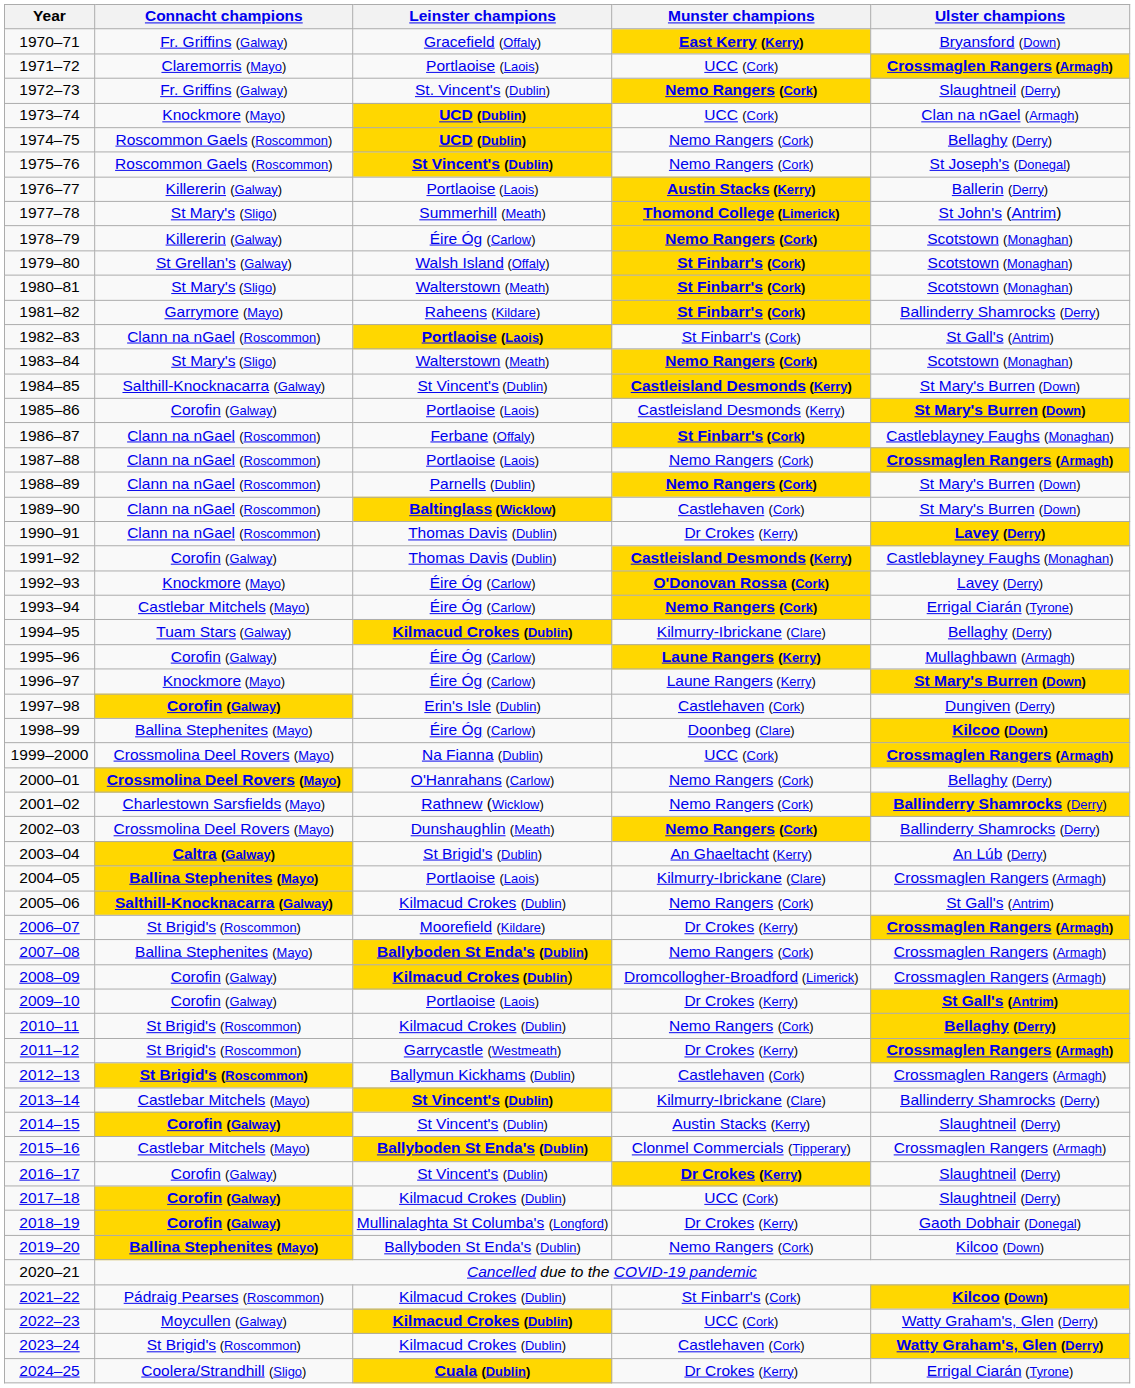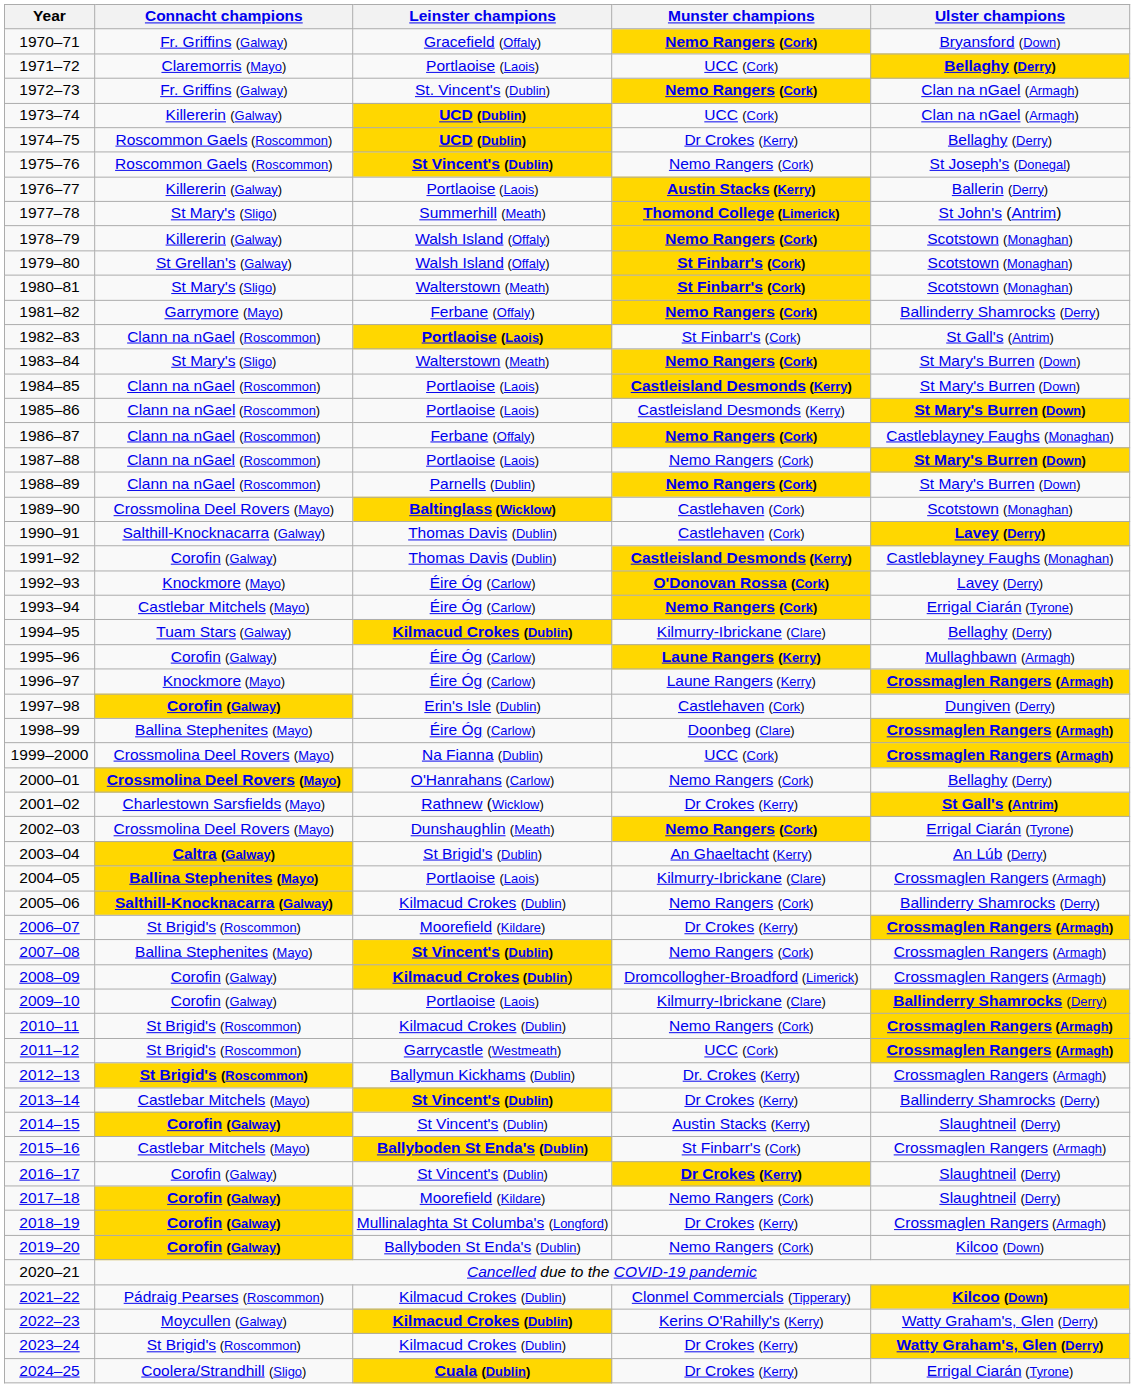(741, 41) East Kerry (Kerry) -> (741, 41) Nemo Rangers (Cork)
(1000, 66) Crossmaglen Rangers (Armagh) -> (1000, 66) Bellaghy (Derry)
(1000, 90) Slaughtneil (Derry) -> (1000, 90) Clan na nGael (Armagh)
(224, 115) Knockmore (Mayo) -> (224, 115) Killererin (Galway)
(741, 139) Nemo Rangers (Cork) -> (741, 139) Dr Crokes (Kerry)
(483, 238) Éire Óg (Carlow) -> (483, 238) Walsh Island (Offaly)
(483, 312) Raheens (Kildare) -> (483, 312) Ferbane (Offaly)
(741, 312) St Finbarr's (Cork) -> (741, 312) Nemo Rangers (Cork)
(1000, 361) Scotstown (Monaghan) -> (1000, 361) St Mary's Burren (Down)
(224, 386) Salthill-Knocknacarra (Galway) -> (224, 386) Clann na nGael (Roscommon)
(483, 386) St Vincent's (Dublin) -> (483, 386) Portlaoise (Laois)
(224, 410) Corofin (Galway) -> (224, 410) Clann na nGael (Roscommon)
(741, 435) St Finbarr's (Cork) -> (741, 435) Nemo Rangers (Cork)
(1000, 459) Crossmaglen Rangers (Armagh) -> (1000, 459) St Mary's Burren (Down)
(224, 509) Clann na nGael (Roscommon) -> (224, 509) Crossmolina Deel Rovers (Mayo)
(1000, 509) St Mary's Burren (Down) -> (1000, 509) Scotstown (Monaghan)
(224, 533) Clann na nGael (Roscommon) -> (224, 533) Salthill-Knocknacarra (Galway)
(741, 533) Dr Crokes (Kerry) -> (741, 533) Castlehaven (Cork)
(1000, 681) St Mary's Burren (Down) -> (1000, 681) Crossmaglen Rangers (Armagh)
(1000, 730) Kilcoo (Down) -> (1000, 730) Crossmaglen Rangers (Armagh)
(741, 804) Nemo Rangers (Cork) -> (741, 804) Dr Crokes (Kerry)
(1000, 804) Ballinderry Shamrocks (Derry) -> (1000, 804) St Gall's (Antrim)
(1000, 829) Ballinderry Shamrocks (Derry) -> (1000, 829) Errigal Ciarán (Tyrone)
(1000, 902) St Gall's (Antrim) -> (1000, 902) Ballinderry Shamrocks (Derry)
(483, 952) Ballyboden St Enda's (Dublin) -> (483, 952) St Vincent's (Dublin)
(741, 1001) Dr Crokes (Kerry) -> (741, 1001) Kilmurry-Ibrickane (Clare)
(1000, 1001) St Gall's (Antrim) -> (1000, 1001) Ballinderry Shamrocks (Derry)
(1000, 1025) Bellaghy (Derry) -> (1000, 1025) Crossmaglen Rangers (Armagh)
(741, 1050) Dr Crokes (Kerry) -> (741, 1050) UCC (Cork)
(741, 1075) Castlehaven (Cork) -> (741, 1075) Dr. Crokes (Kerry)
(741, 1099) Kilmurry-Ibrickane (Clare) -> (741, 1099) Dr Crokes (Kerry)
(741, 1149) Clonmel Commercials (Tipperary) -> (741, 1149) St Finbarr's (Cork)
(483, 1198) Kilmacud Crokes (Dublin) -> (483, 1198) Moorefield (Kildare)
(741, 1198) UCC (Cork) -> (741, 1198) Nemo Rangers (Cork)
(1000, 1222) Gaoth Dobhair (Donegal) -> (1000, 1222) Crossmaglen Rangers (Armagh)
(224, 1247) Ballina Stephenites (Mayo) -> (224, 1247) Corofin (Galway)
(741, 1296) St Finbarr's (Cork) -> (741, 1296) Clonmel Commercials (Tipperary)
(741, 1321) UCC (Cork) -> (741, 1321) Kerins O'Rahilly's (Kerry)
(741, 1345) Castlehaven (Cork) -> (741, 1345) Dr Crokes (Kerry)
